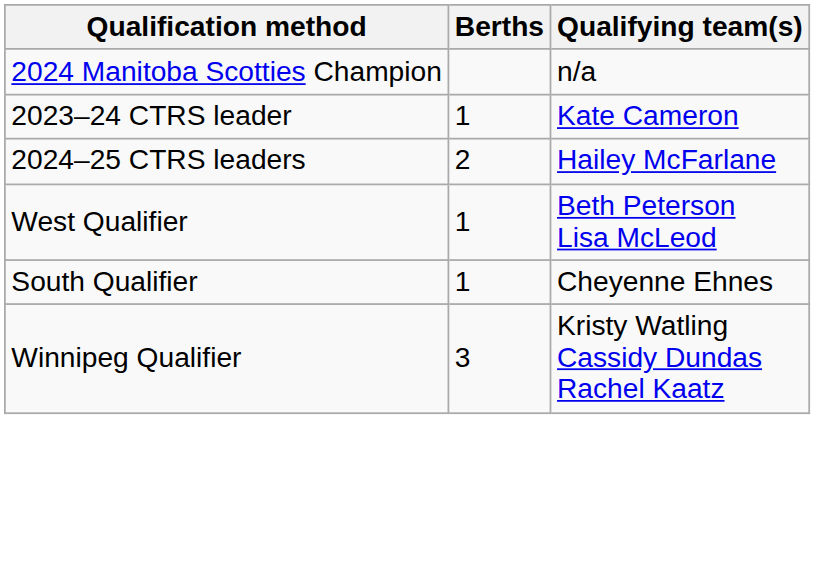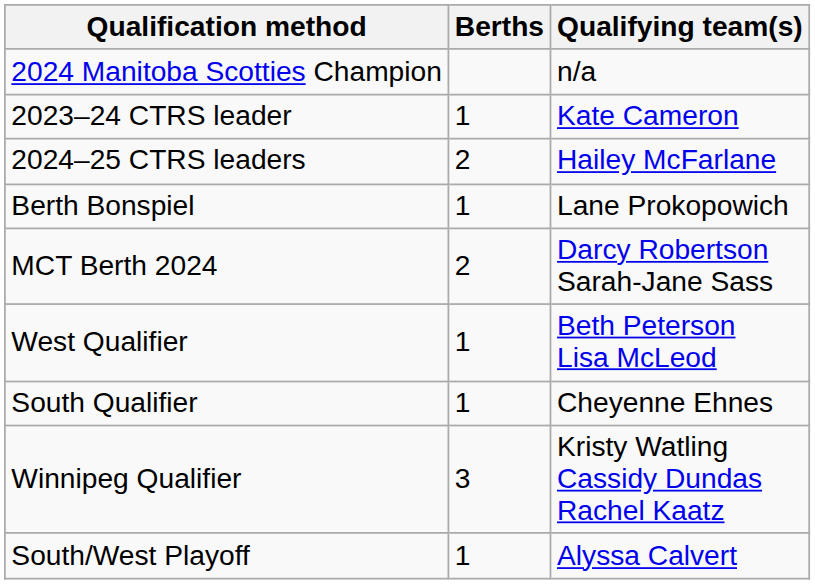+ row: (103, 205)
+ row: (114, 265)
+ row: (131, 555)
